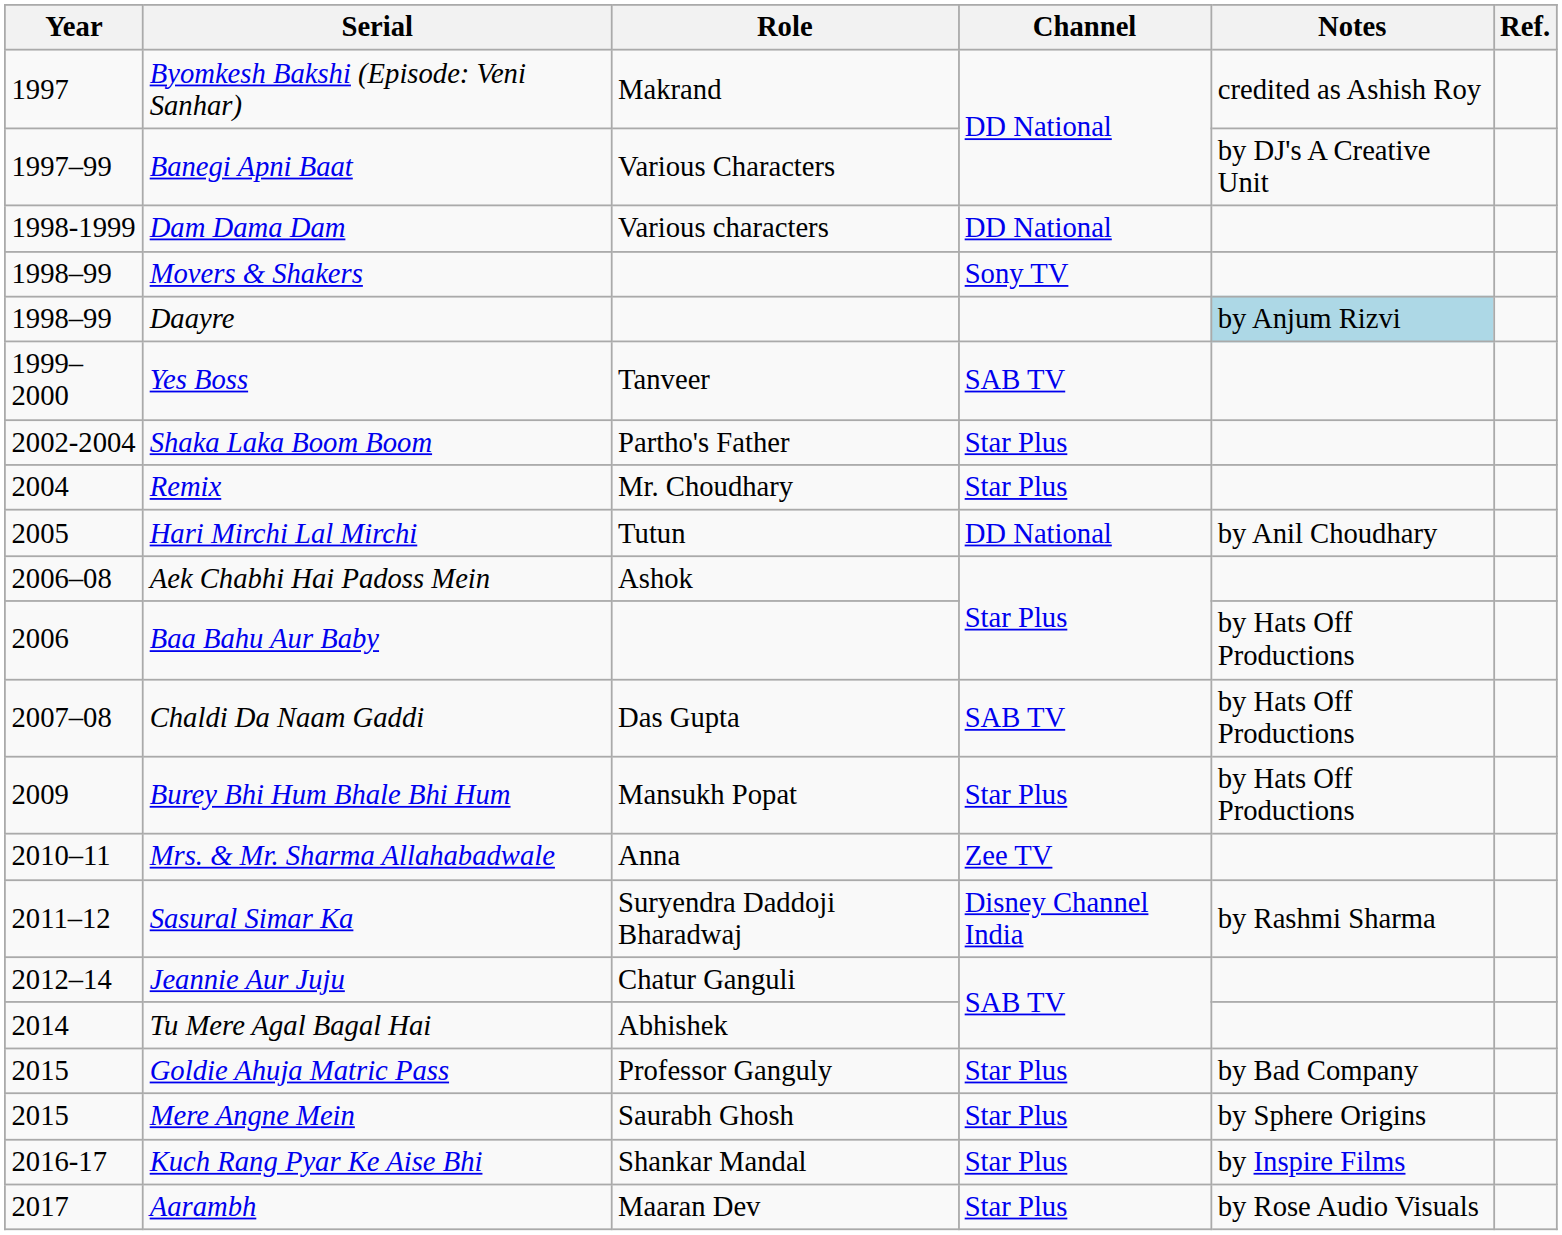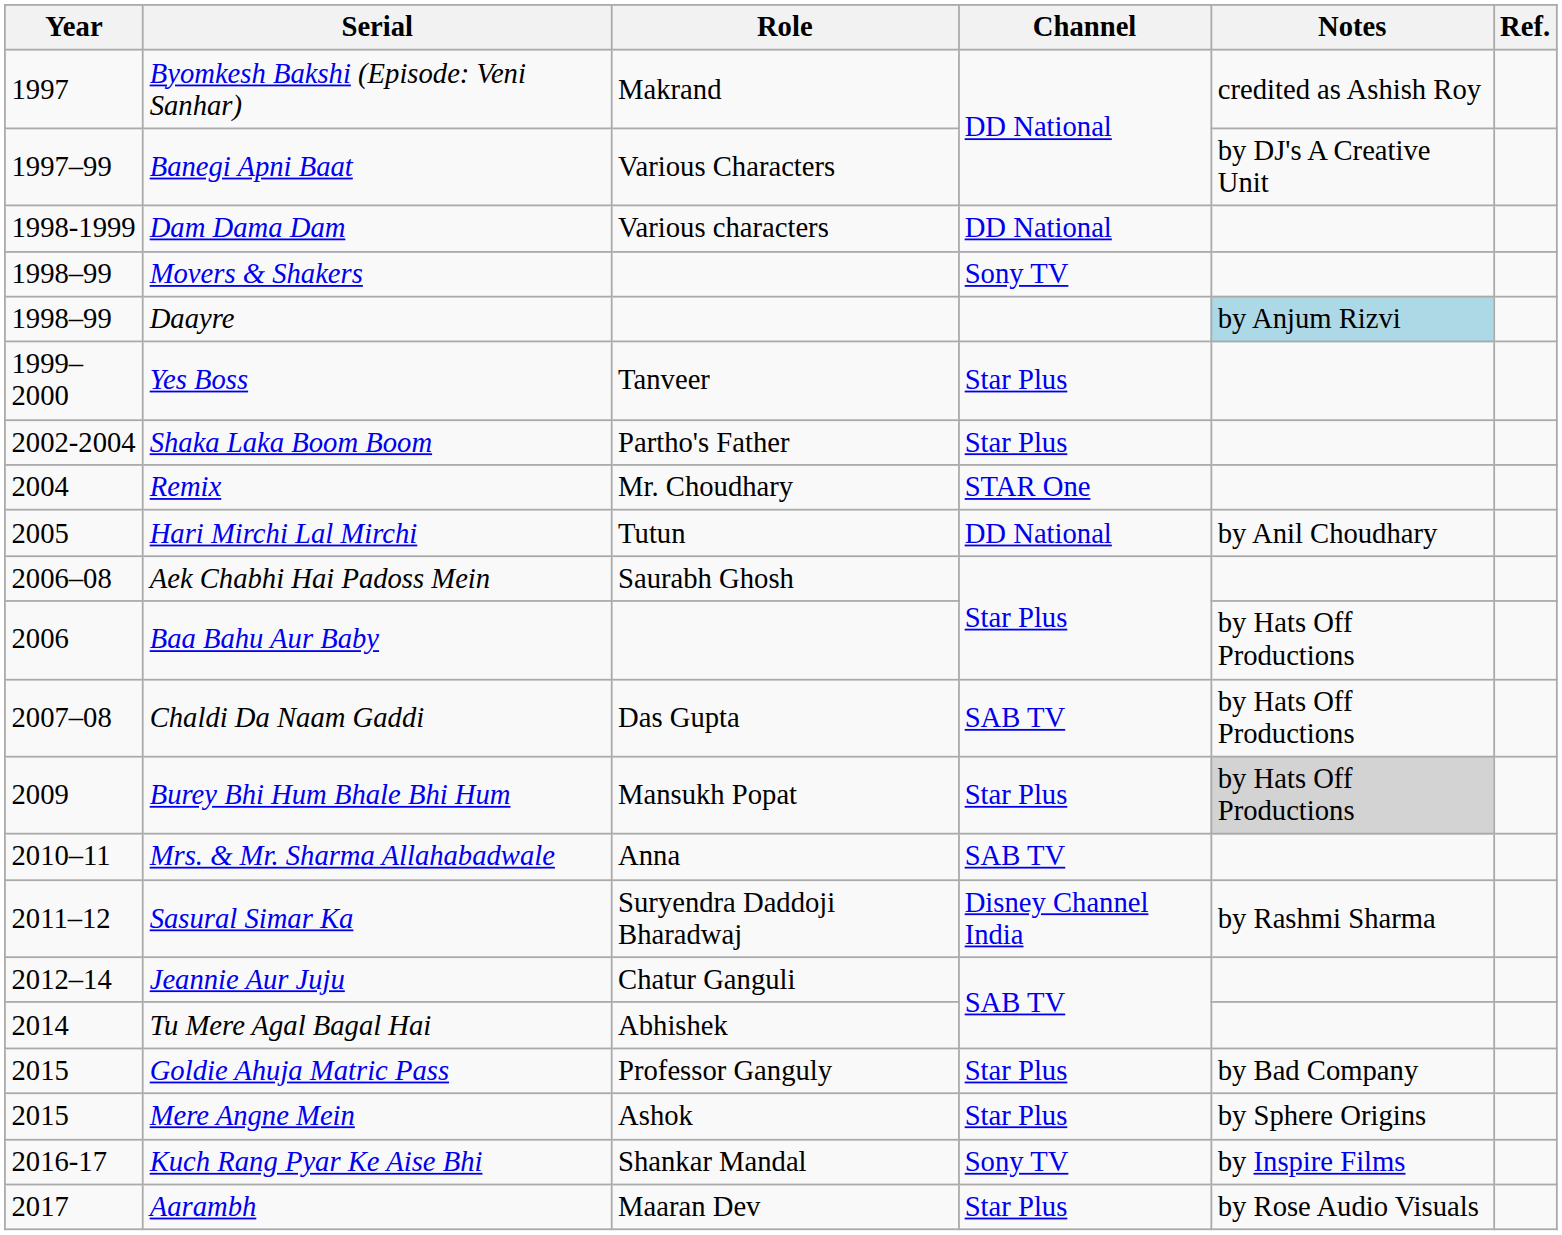(1015, 380) SAB TV -> (1016, 380) Star Plus
(1016, 487) Star Plus -> (1028, 487) STAR One
(655, 578) Ashok -> (706, 578) Saurabh Ghosh
(1286, 794) no background -> (1286, 794) lightgrey background
(1009, 856) Zee TV -> (1015, 856) SAB TV
(706, 1115) Saurabh Ghosh -> (655, 1115) Ashok
(1016, 1161) Star Plus -> (1017, 1161) Sony TV
